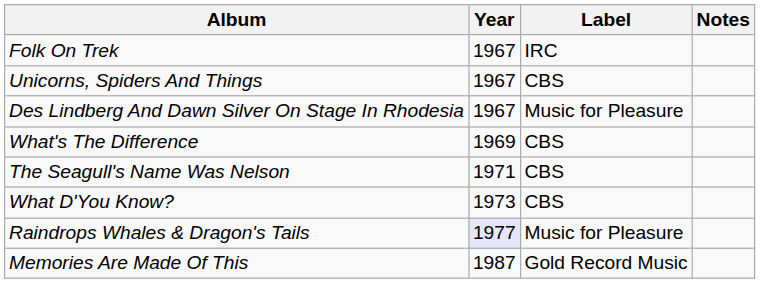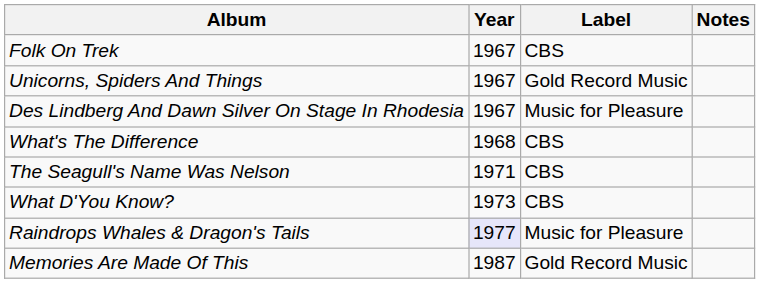(541, 50) IRC -> (544, 50) CBS
(544, 80) CBS -> (606, 80) Gold Record Music
(494, 141) 1969 -> (494, 141) 1968
